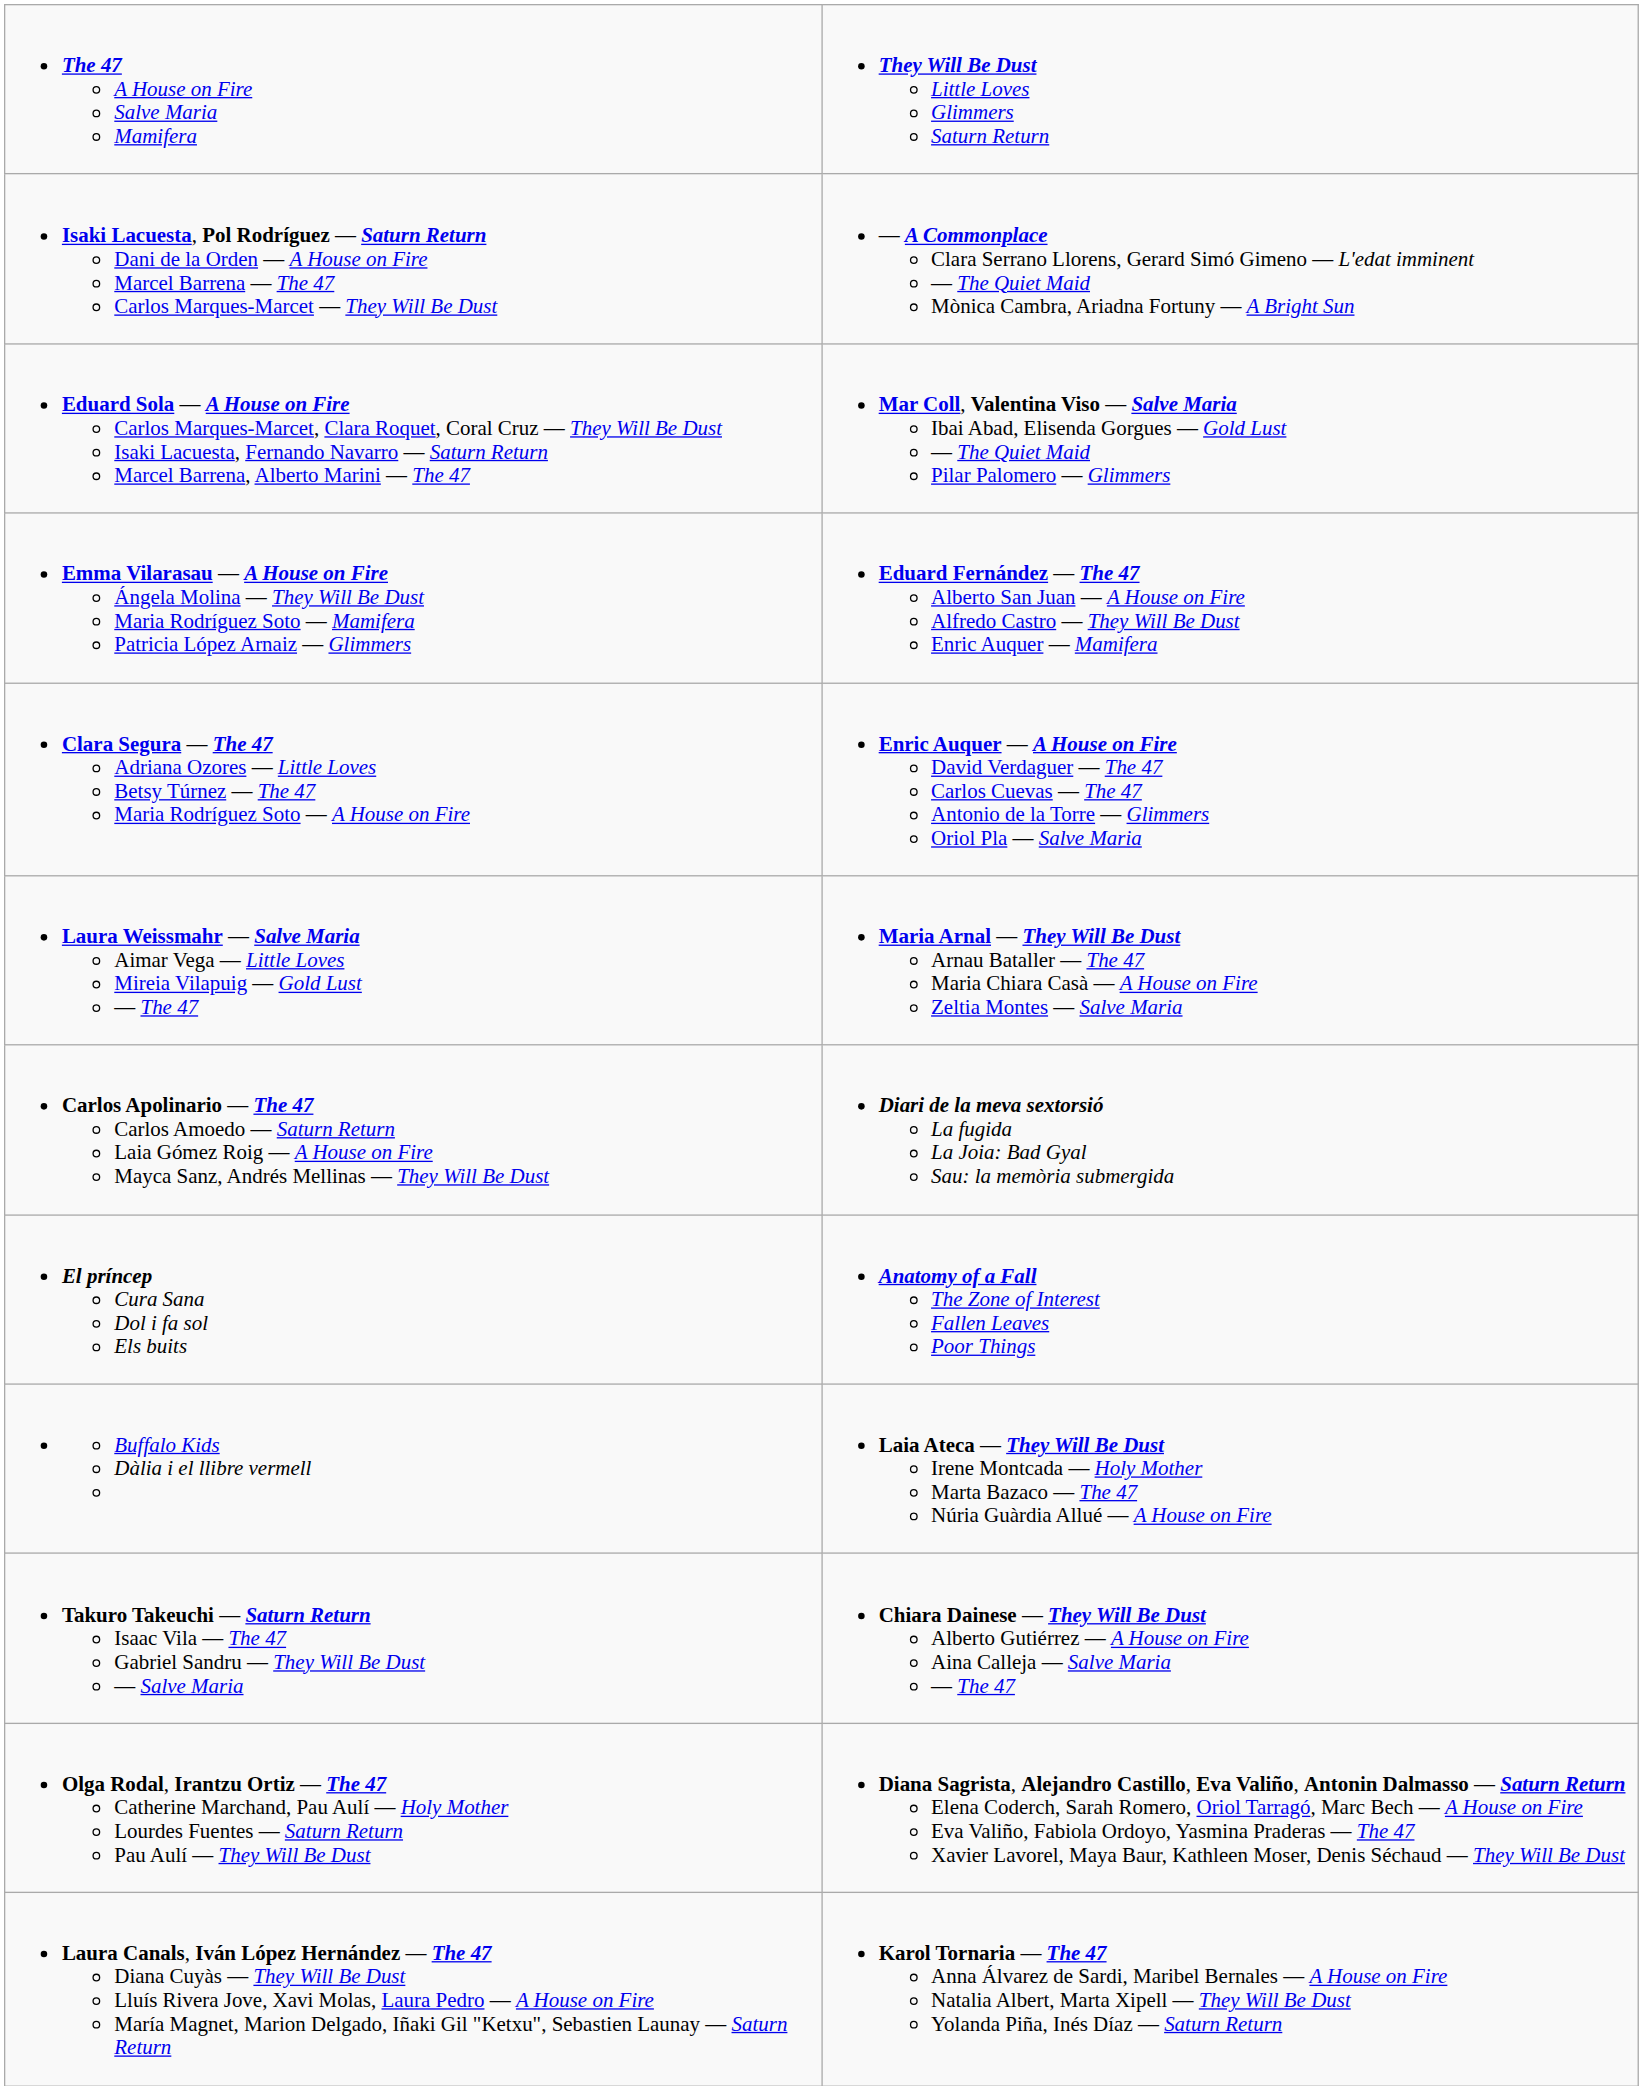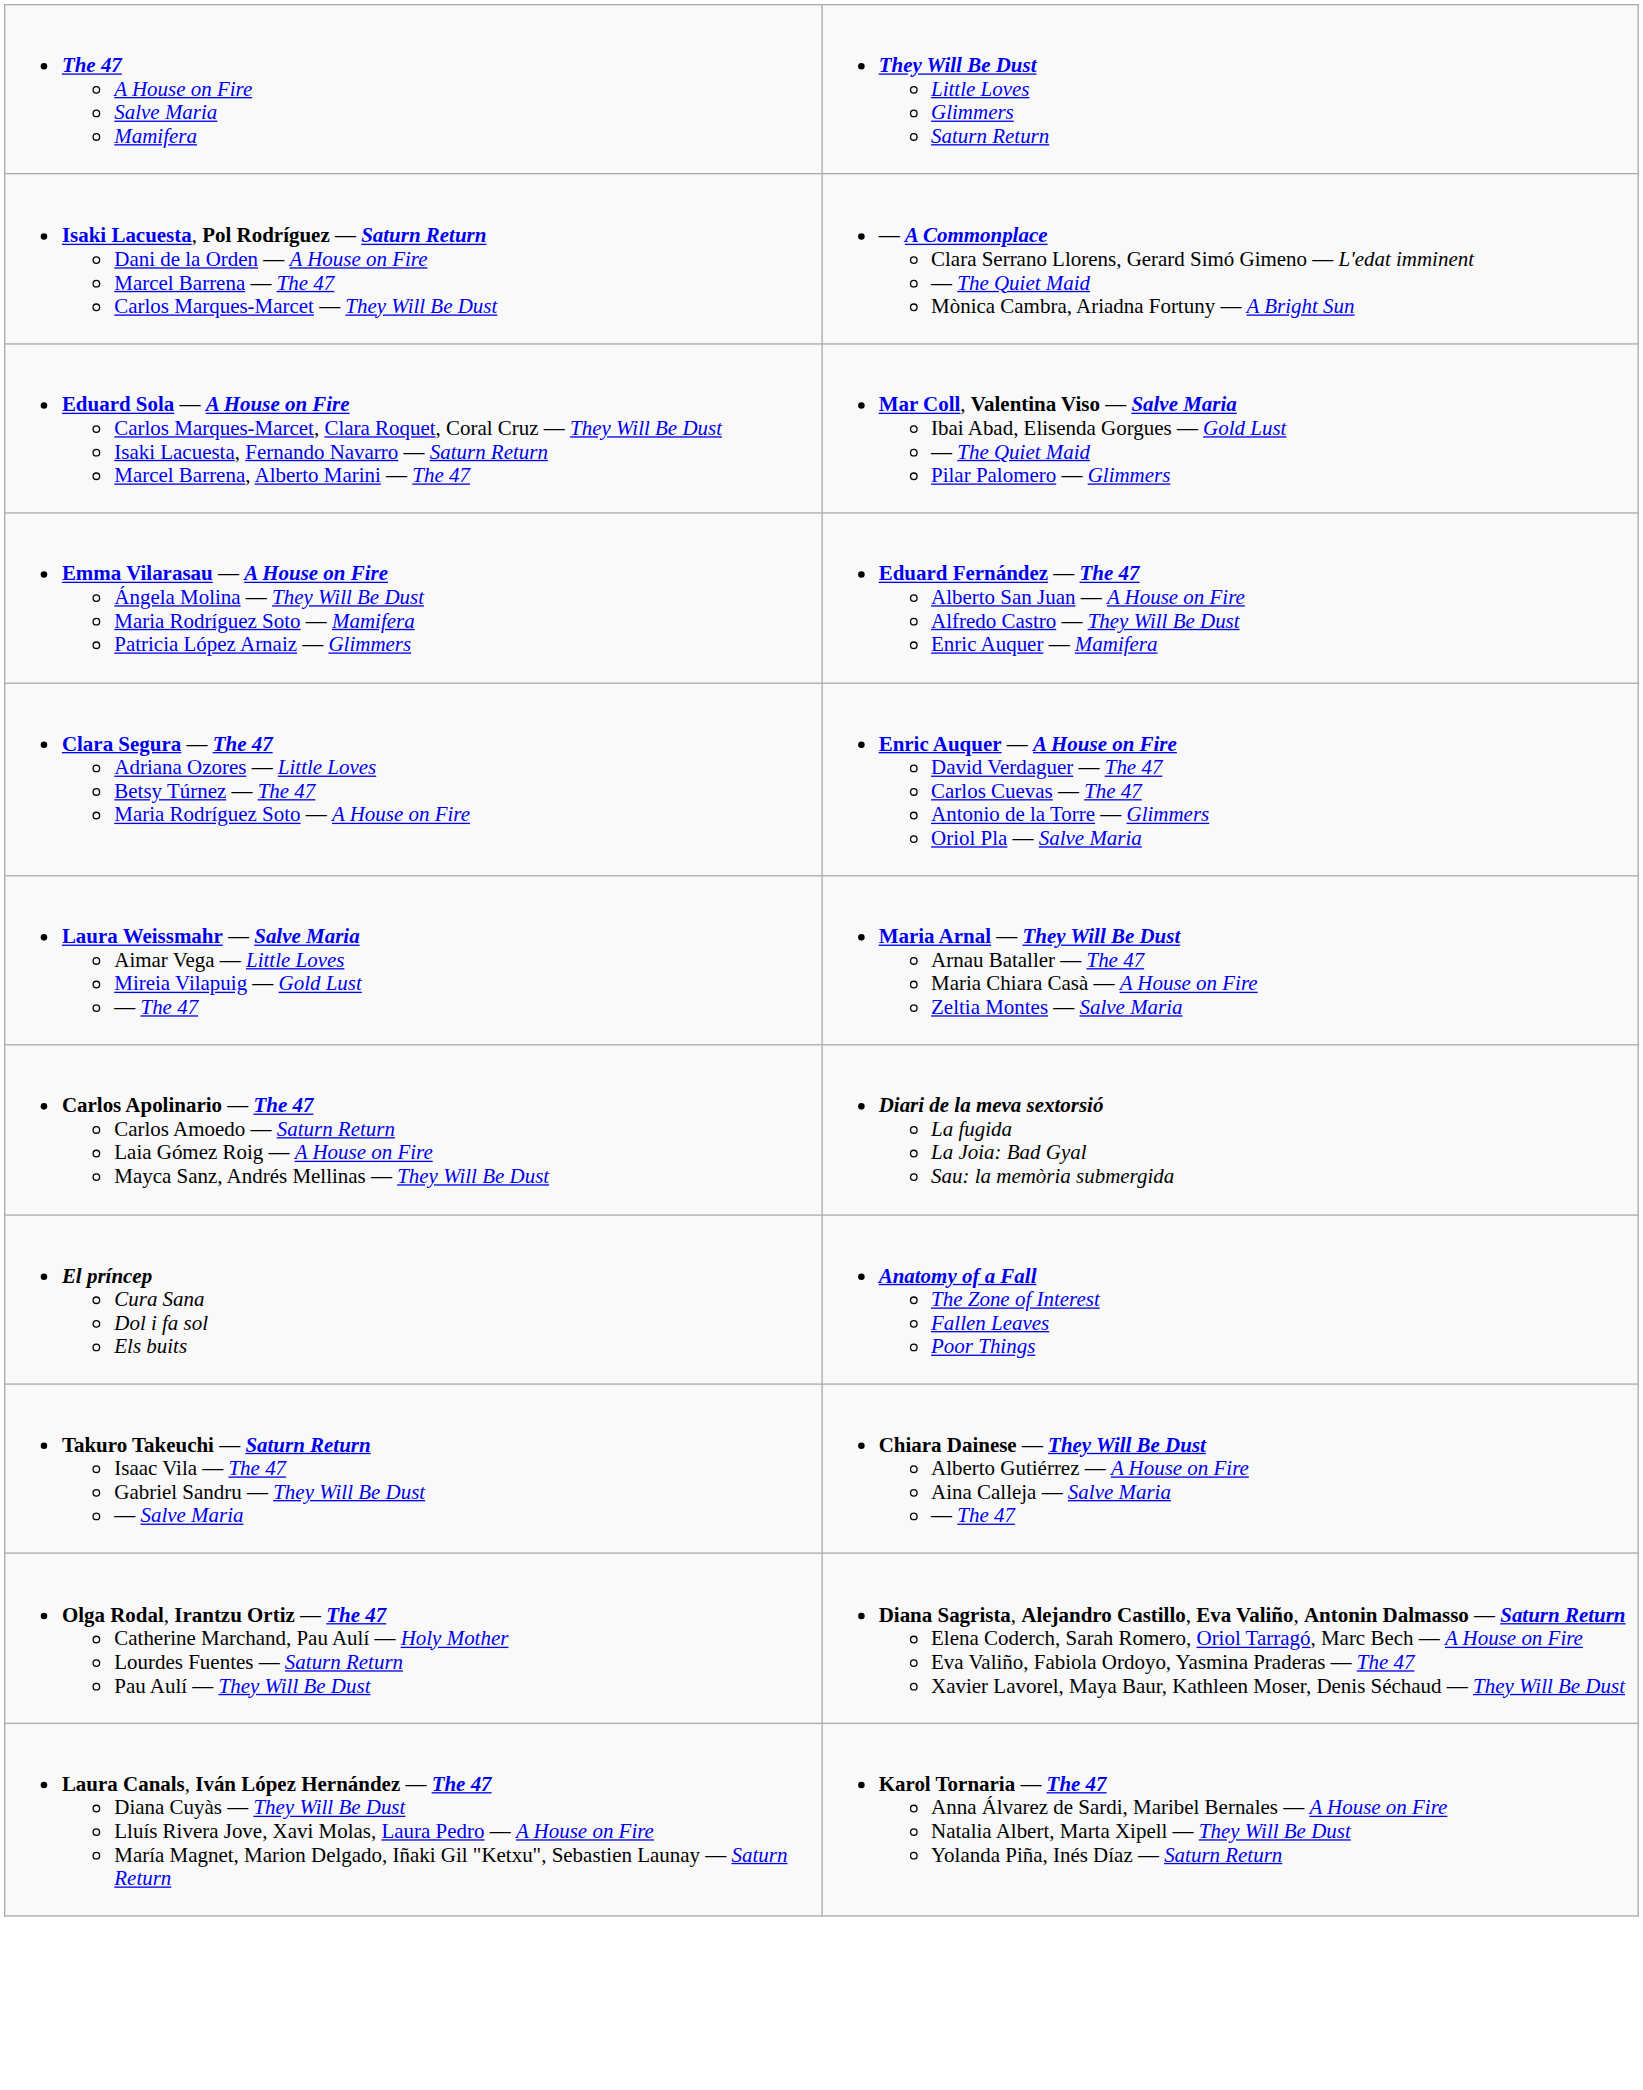- row: (413, 1469)
